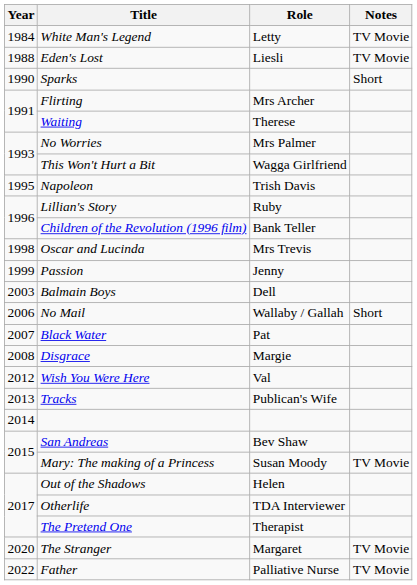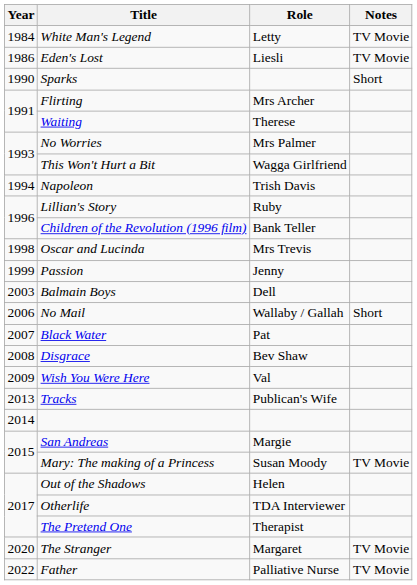(21, 57) 1988 -> (21, 57) 1986
(21, 185) 1995 -> (21, 185) 1994
(272, 356) Margie -> (280, 356) Bev Shaw
(21, 377) 2012 -> (21, 377) 2009
(280, 441) Bev Shaw -> (272, 441) Margie
